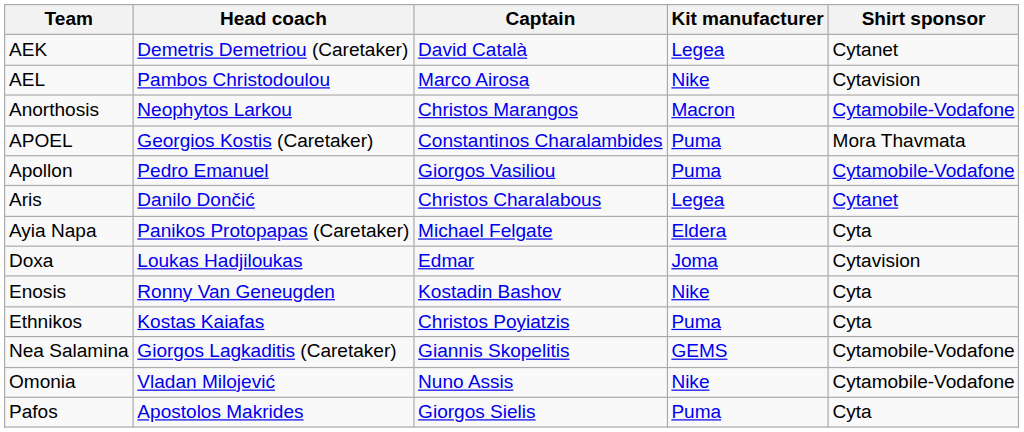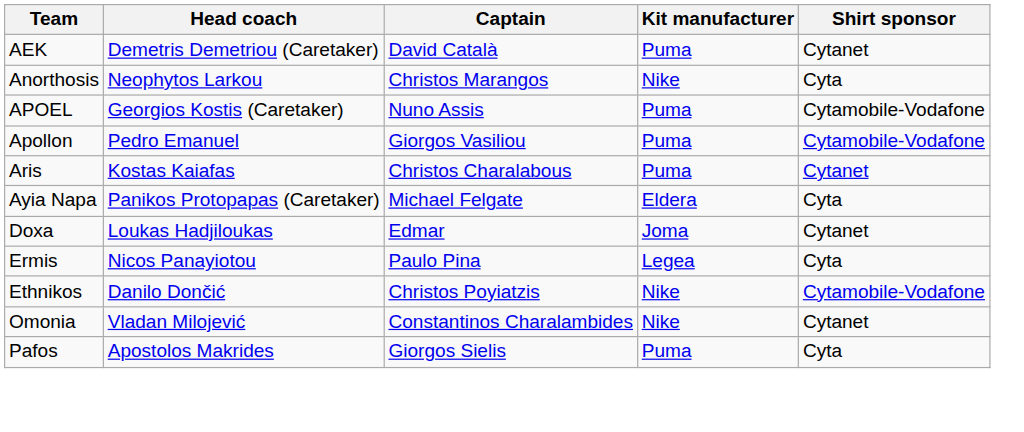(698, 49) Legea -> (667, 49) Puma
- row: (27, 79)
(703, 110) Macron -> (661, 79) Nike
(924, 110) Cytamobile-Vodafone -> (822, 79) Cyta
(540, 140) Constantinos Charalambides -> (436, 110) Nuno Assis
(899, 140) Mora Thavmata -> (894, 110) Cytamobile-Vodafone
(196, 200) Danilo Dončić -> (171, 170) Kostas Kaiafas
(698, 200) Legea -> (667, 170) Puma
(876, 261) Cytavision -> (836, 230) Cytanet
- row: (38, 291)
+ row: (33, 261)
(201, 321) Kostas Kaiafas -> (166, 291) Danilo Dončić
(696, 321) Puma -> (661, 291) Nike
(852, 321) Cyta -> (894, 291) Cytamobile-Vodafone
- row: (69, 351)
(466, 381) Nuno Assis -> (511, 321) Constantinos Charalambides
(924, 381) Cytamobile-Vodafone -> (836, 321) Cytanet
